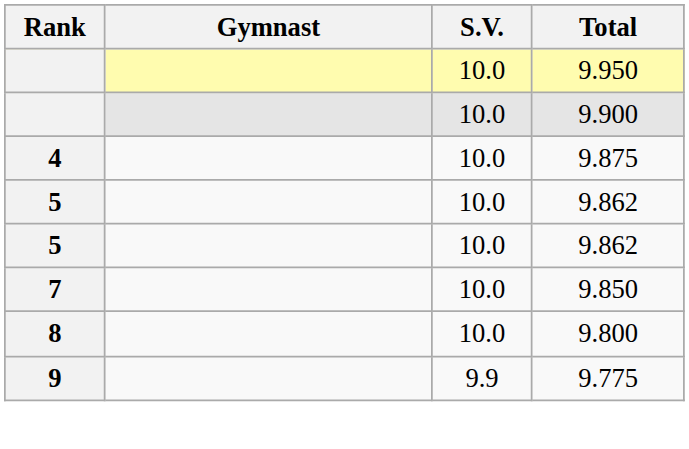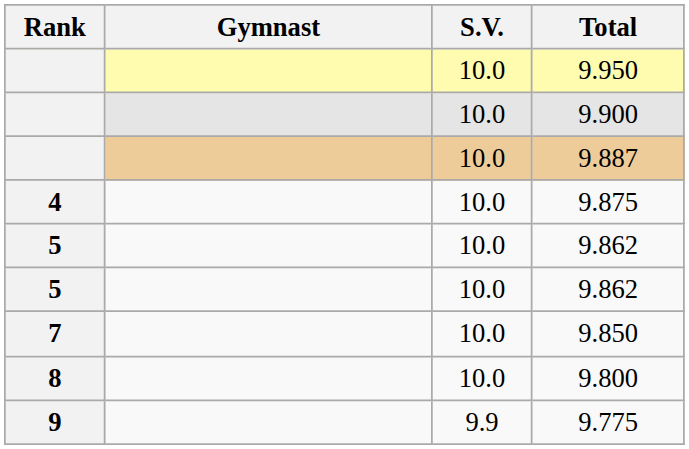+ row: (55, 159)
